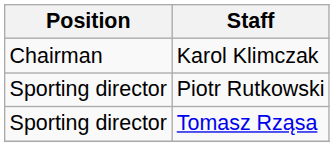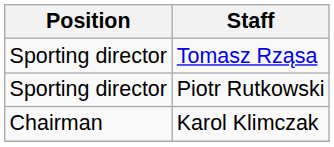rows swapped: (248, 55) <-> (247, 123)
